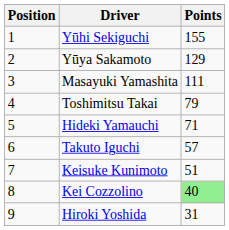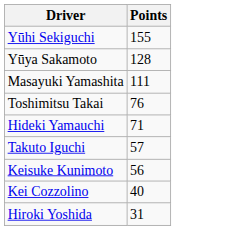- column: (32, 15)
(195, 59) 129 -> (140, 59) 128
(191, 103) 79 -> (137, 103) 76
(191, 170) 51 -> (137, 170) 56
(191, 192) lightgreen background -> (137, 192) no background
